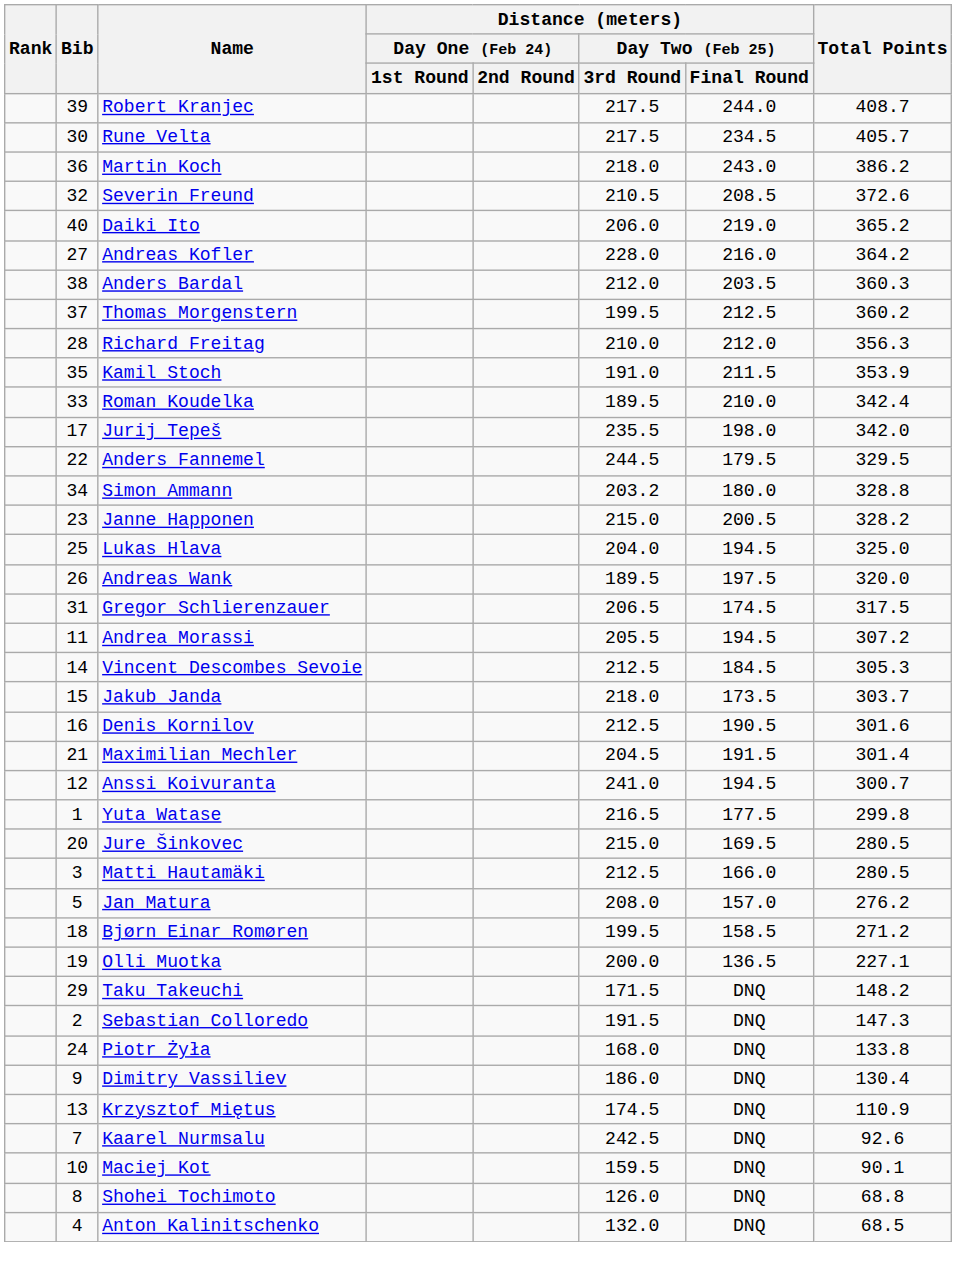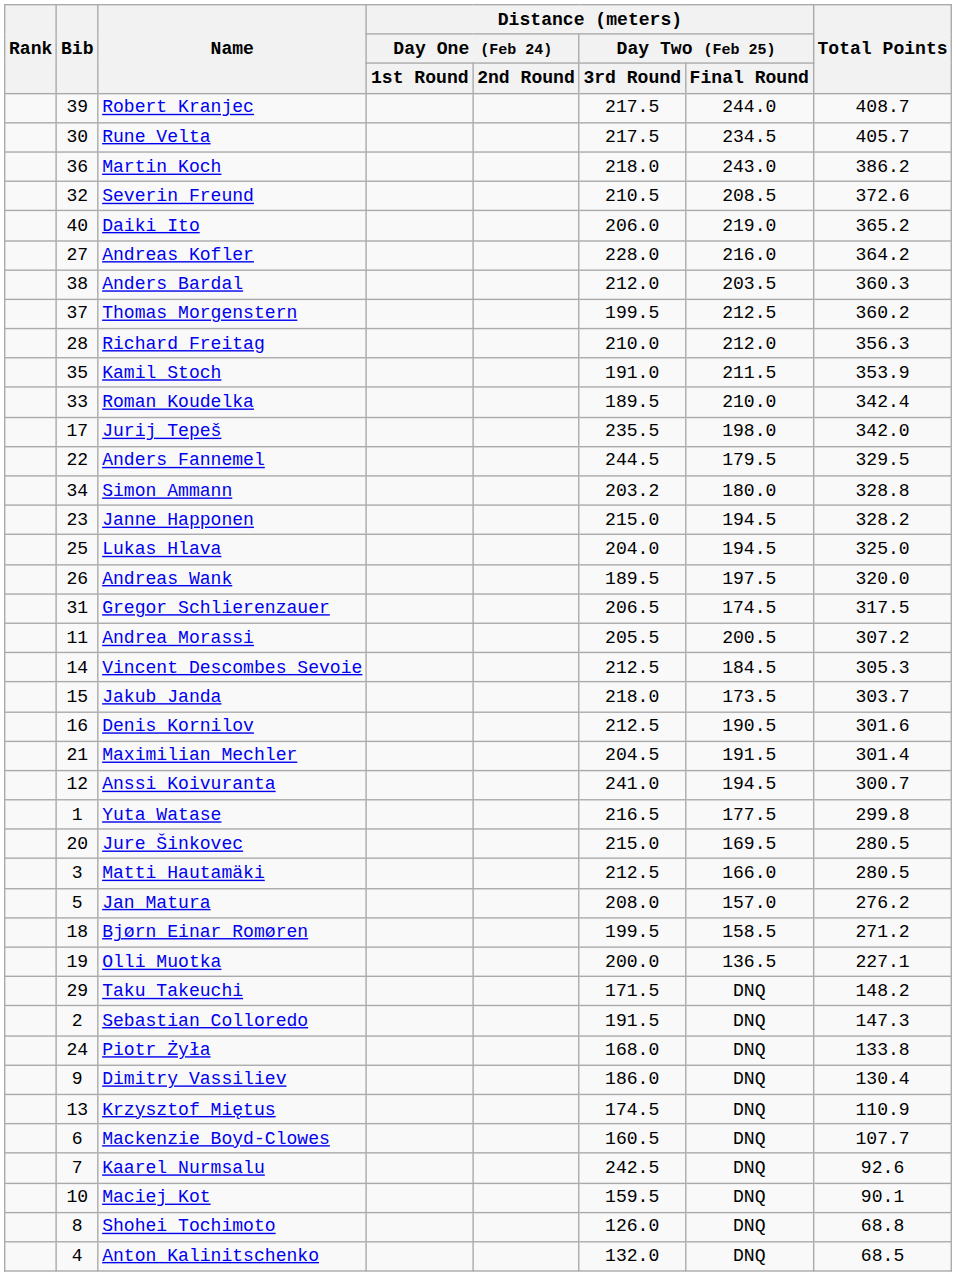(749, 520) 200.5 -> (749, 520) 194.5
(749, 638) 194.5 -> (749, 638) 200.5
+ row: (216, 1139)
